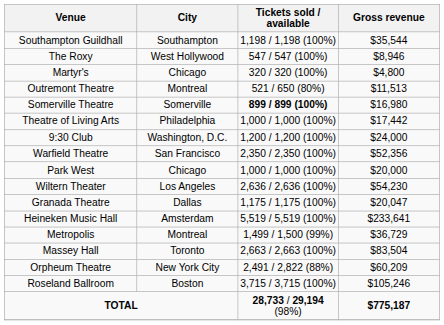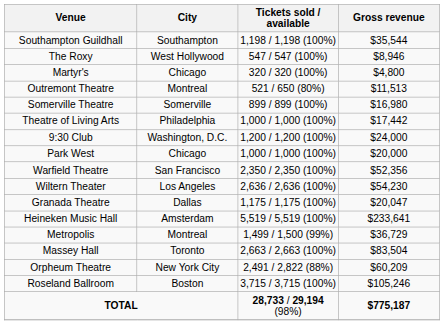(288, 105) bold -> (288, 105) normal
rows swapped: (71, 170) <-> (71, 154)
